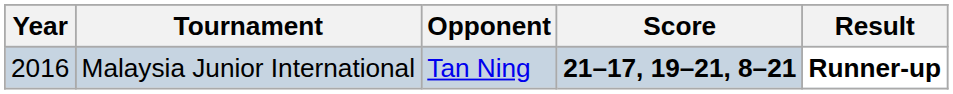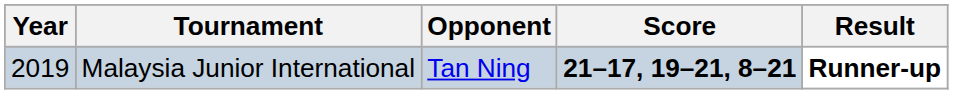(40, 67) 2016 -> (40, 67) 2019
